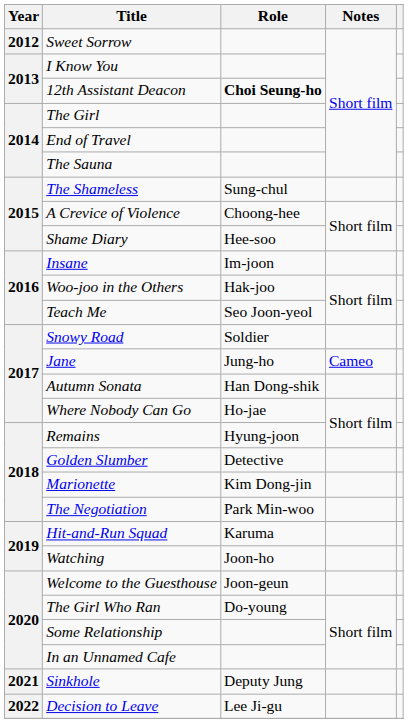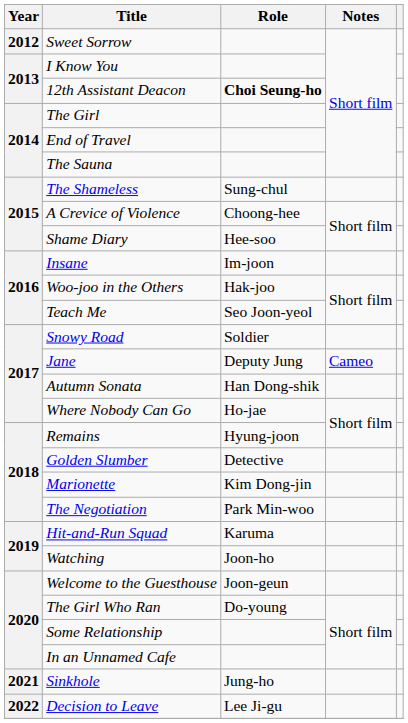(249, 361) Jung-ho -> (263, 361) Deputy Jung
(263, 681) Deputy Jung -> (249, 681) Jung-ho
